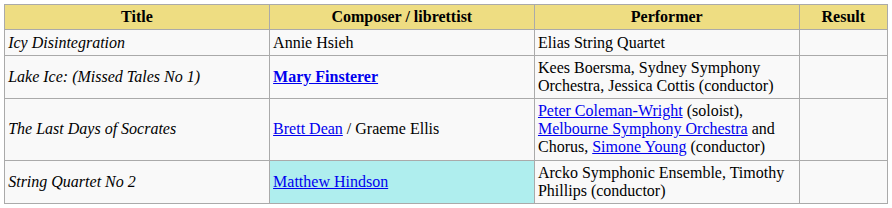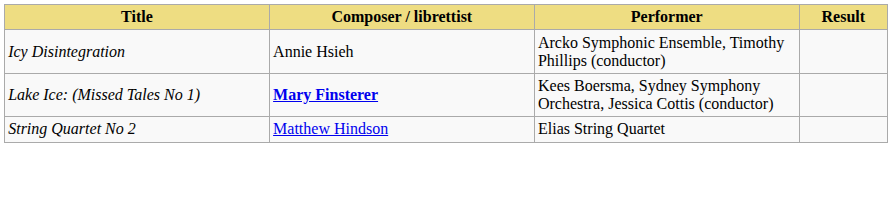(602, 42) Elias String Quartet -> (661, 51) Arcko Symphonic Ensemble, Timothy Phillips (conductor)
- row: (92, 129)
(331, 181) paleturquoise background -> (331, 129) no background
(661, 181) Arcko Symphonic Ensemble, Timothy Phillips (conductor) -> (602, 129) Elias String Quartet
